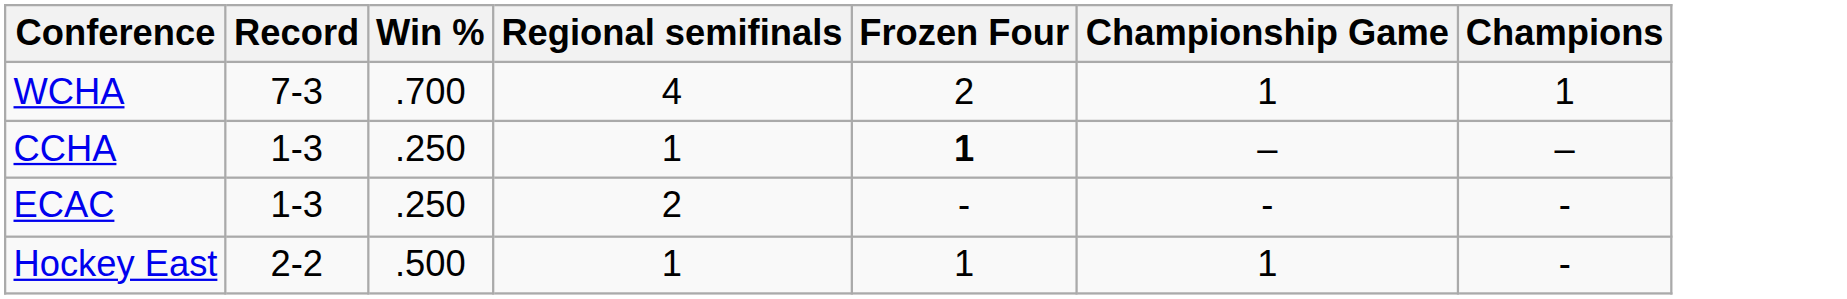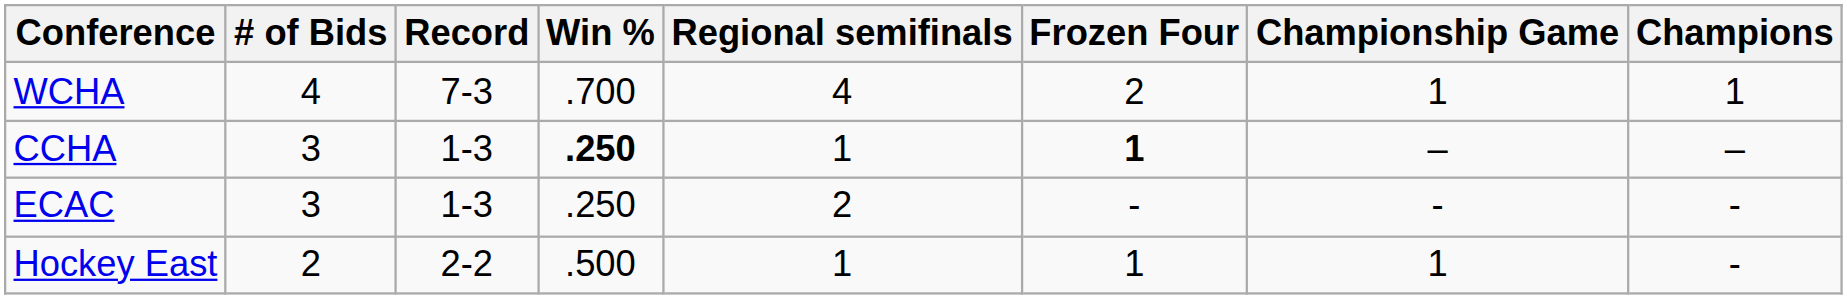+ column: (311, 33)
(430, 148) normal -> (600, 148) bold
